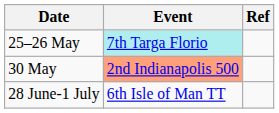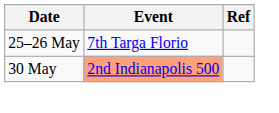(157, 42) paleturquoise background -> (138, 42) no background
- row: (54, 94)
